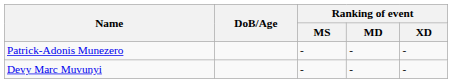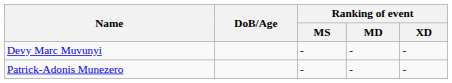rows swapped: (65, 51) <-> (54, 69)
